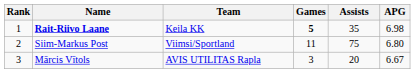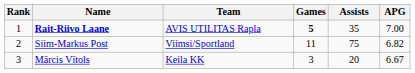(185, 28) Keila KK -> (213, 28) AVIS UTILITAS Rapla
(395, 28) 6.98 -> (395, 28) 7.00
(395, 44) 6.80 -> (395, 44) 6.82
(213, 60) AVIS UTILITAS Rapla -> (185, 60) Keila KK
